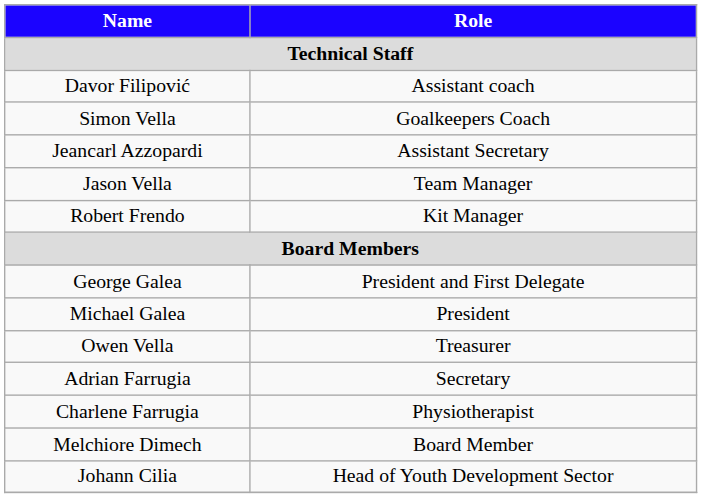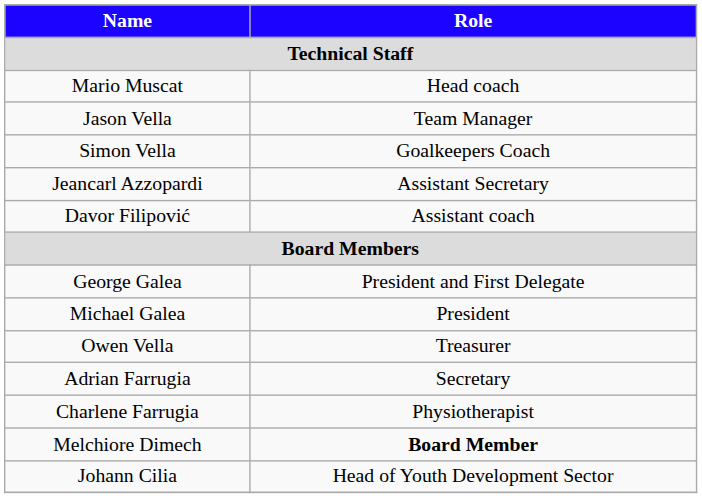+ row: (127, 86)
rows swapped: (127, 86) <-> (127, 183)
- row: (127, 216)
(473, 444) normal -> (473, 444) bold
